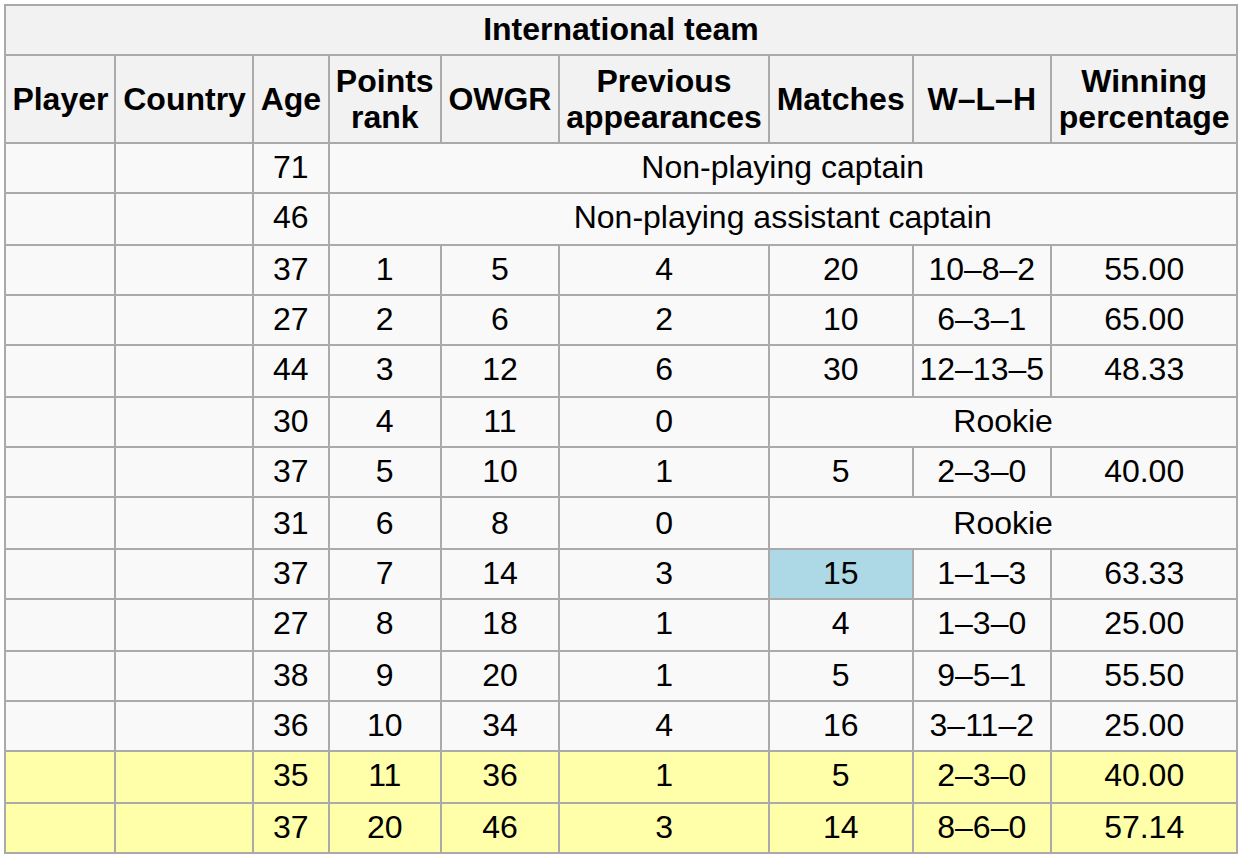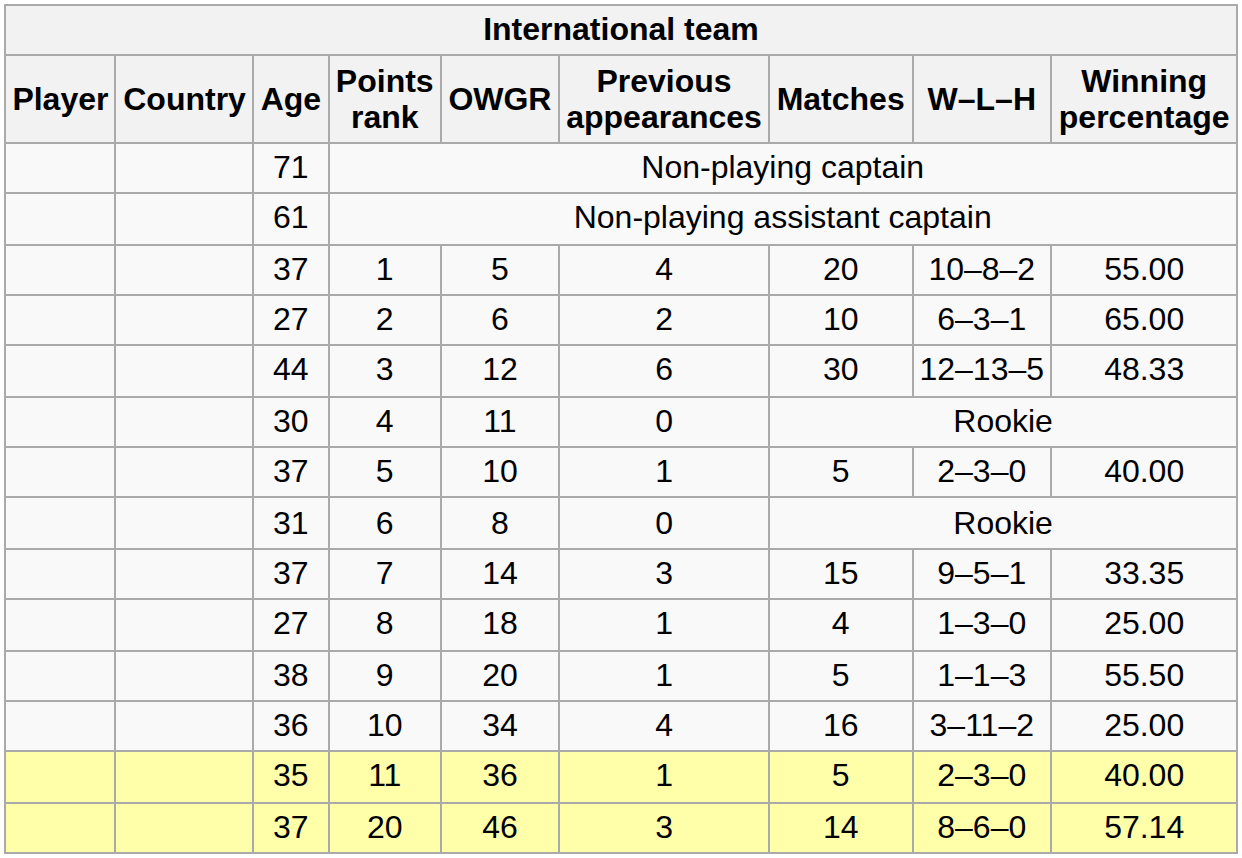(291, 218) 46 -> (291, 218) 61
(841, 573) lightblue background -> (841, 573) no background
(982, 573) 1–1–3 -> (982, 573) 9–5–1
(1144, 573) 63.33 -> (1144, 573) 33.35
(982, 674) 9–5–1 -> (982, 674) 1–1–3
